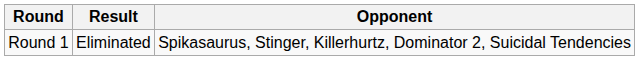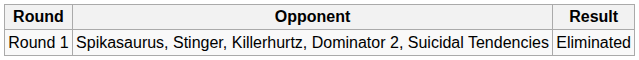columns swapped: (395, 17) <-> (113, 17)
